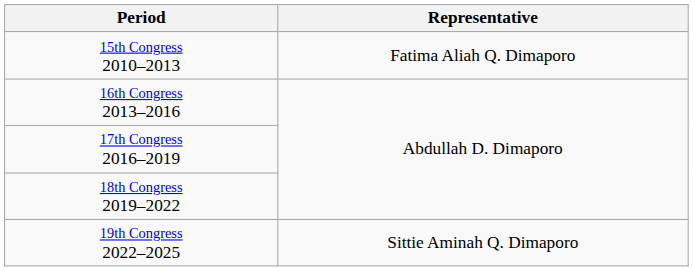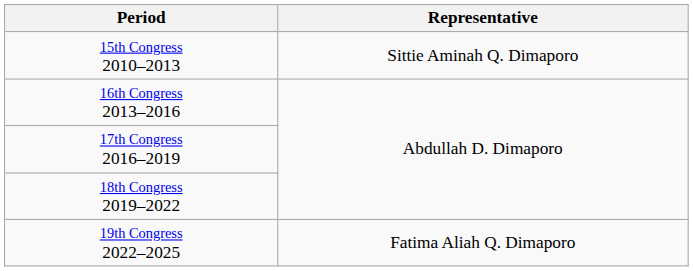(483, 55) Fatima Aliah Q. Dimaporo -> (483, 55) Sittie Aminah Q. Dimaporo
(483, 242) Sittie Aminah Q. Dimaporo -> (483, 242) Fatima Aliah Q. Dimaporo
